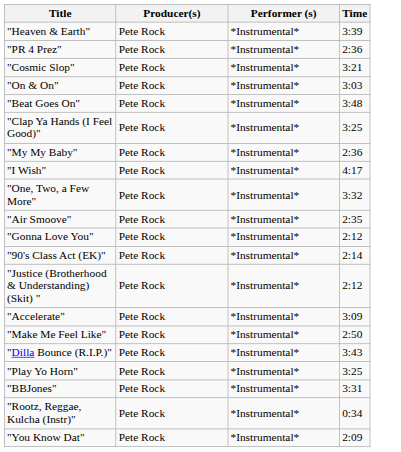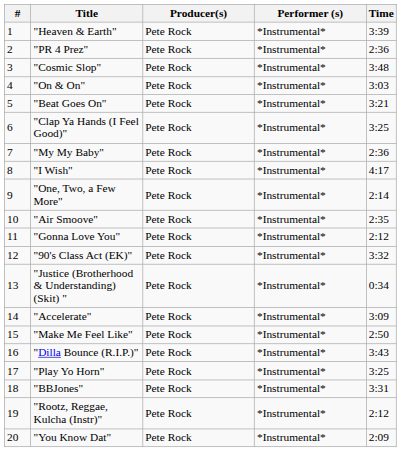+ column: (18, 13)
(352, 67) 3:21 -> (379, 67) 3:48
(352, 103) 3:48 -> (379, 103) 3:21
(352, 194) 3:32 -> (379, 194) 2:14
(352, 255) 2:14 -> (379, 255) 3:32
(352, 286) 2:12 -> (379, 286) 0:34
(352, 413) 0:34 -> (379, 413) 2:12
